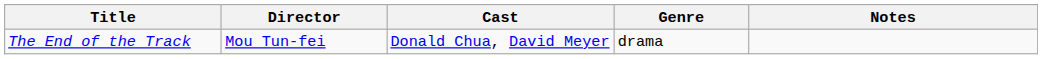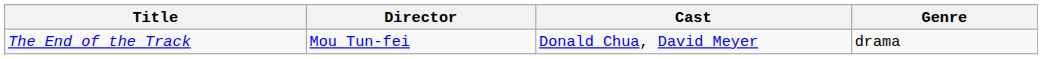- column: (893, 17)
